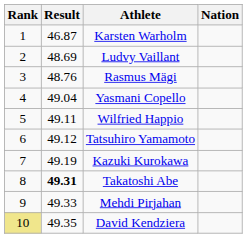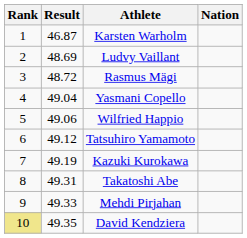(62, 77) 48.76 -> (62, 77) 48.72
(62, 118) 49.11 -> (62, 118) 49.06
(62, 181) bold -> (62, 181) normal
